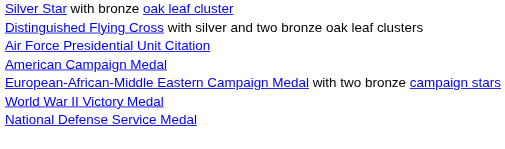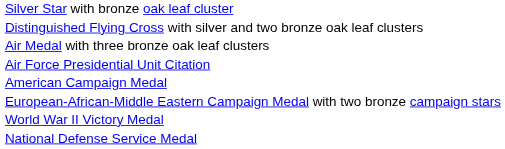+ row: (137, 46)
